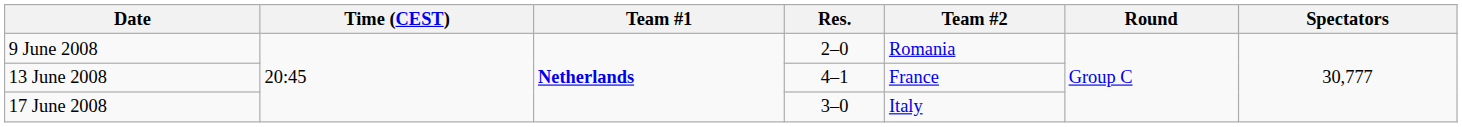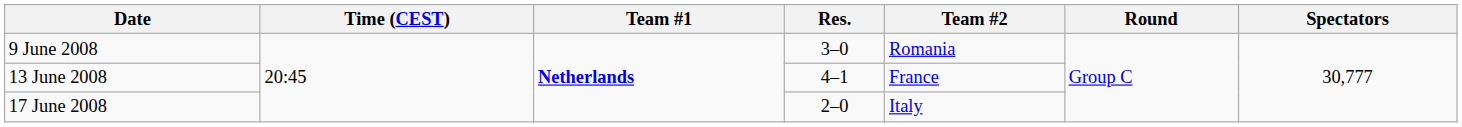(835, 48) 2–0 -> (835, 48) 3–0
(835, 106) 3–0 -> (835, 106) 2–0
